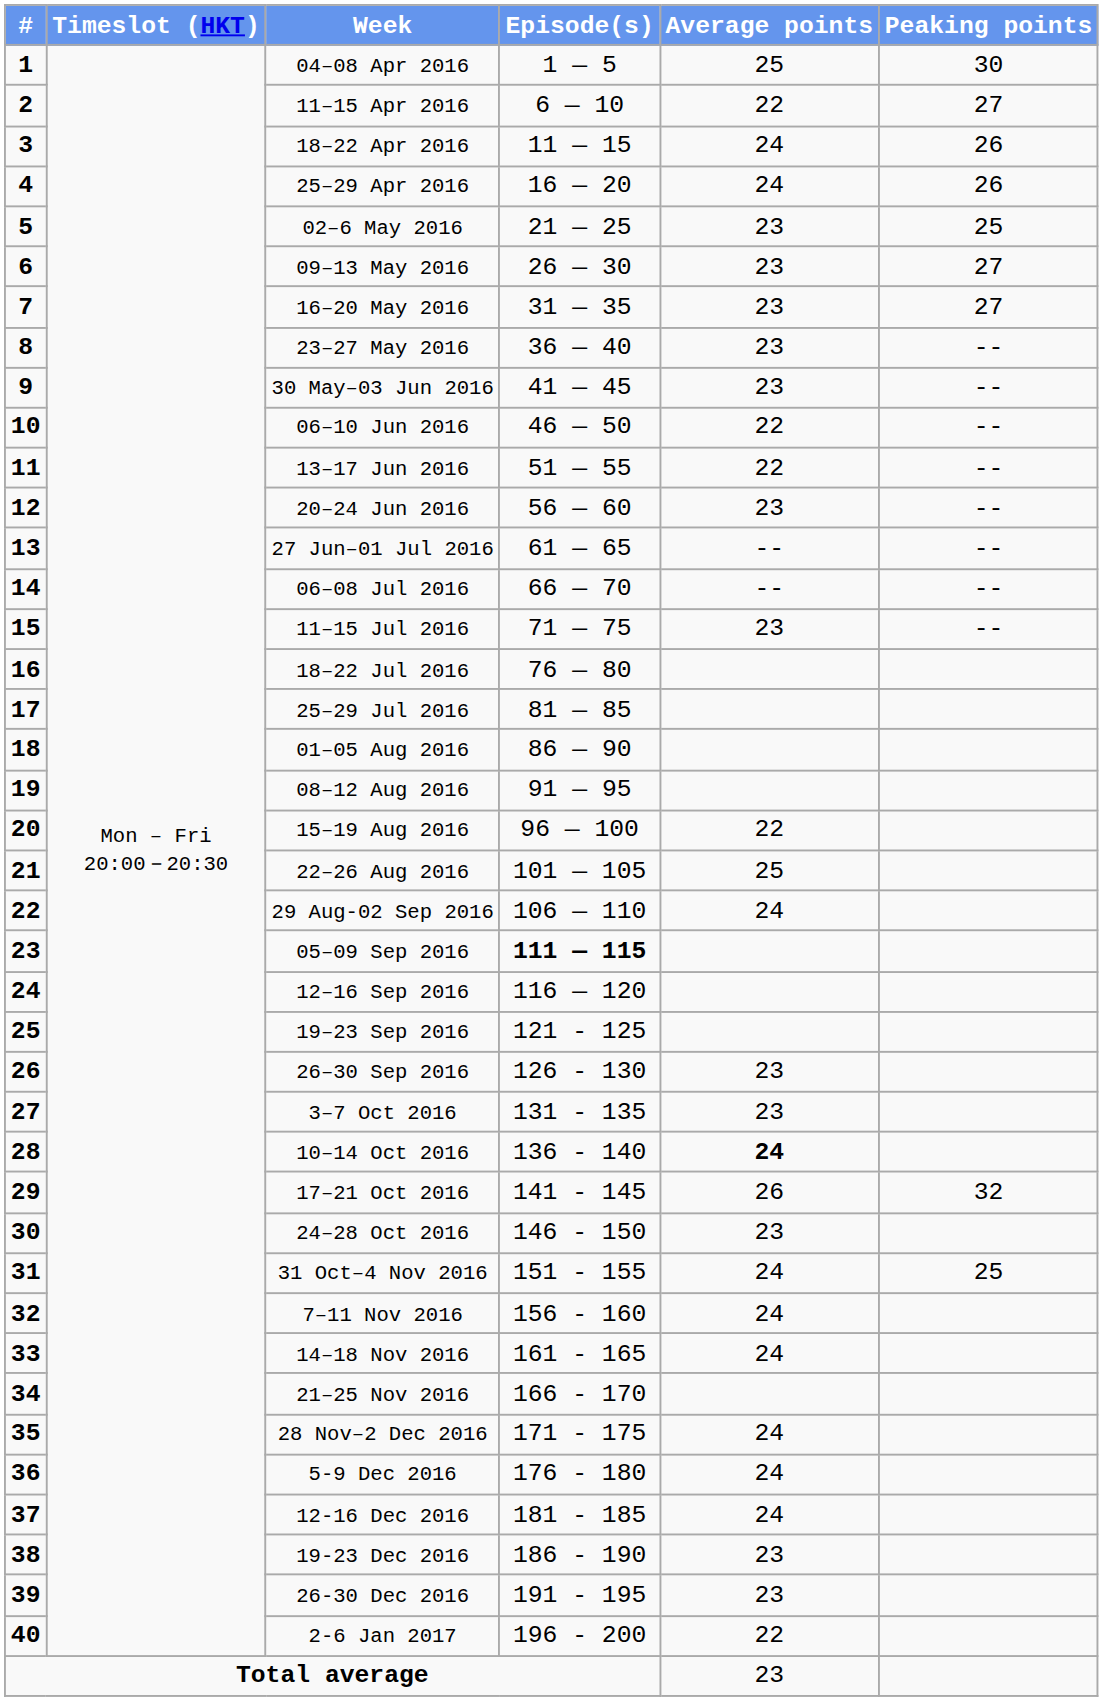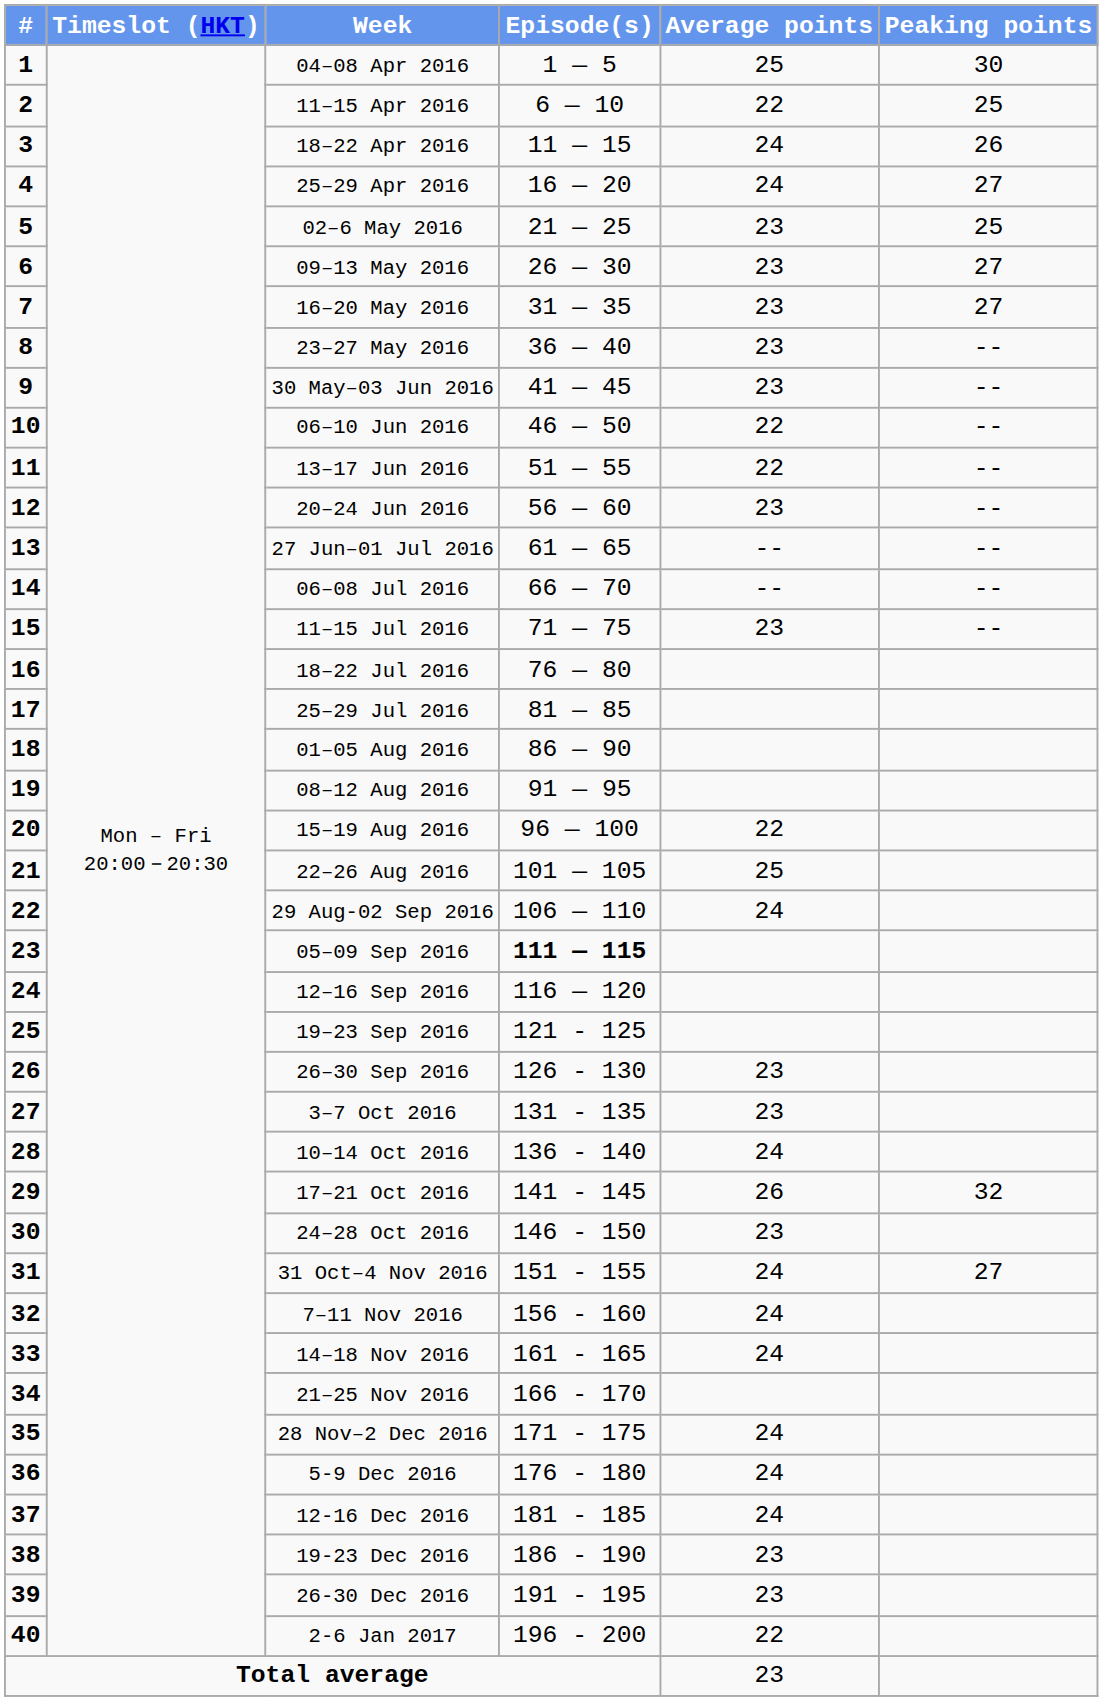(989, 106) 27 -> (989, 106) 25
(989, 186) 26 -> (989, 186) 27
(769, 1152) bold -> (769, 1152) normal
(989, 1273) 25 -> (989, 1273) 27
